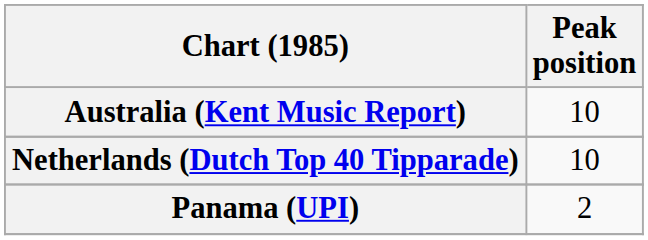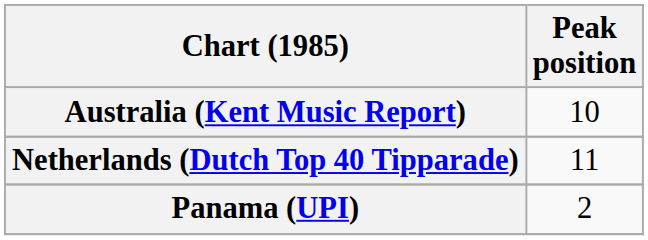(585, 160) 10 -> (585, 160) 11
